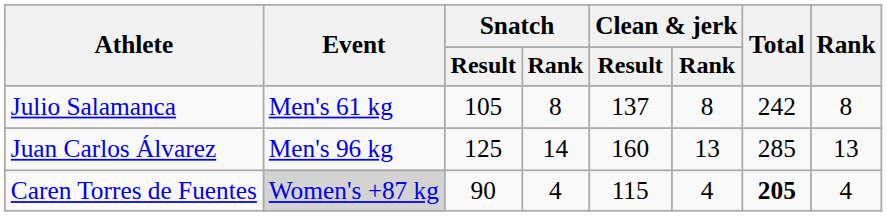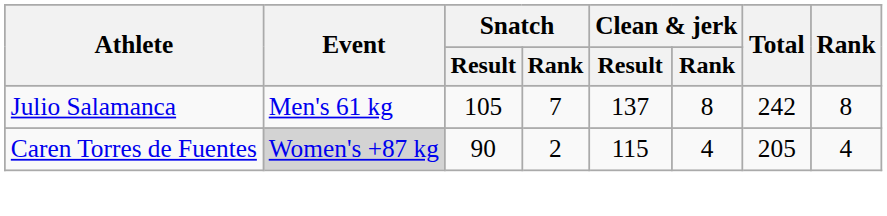(555, 107) 8 -> (555, 107) 7
- row: (114, 148)
(555, 190) 4 -> (555, 148) 2
(777, 190) bold -> (777, 148) normal
